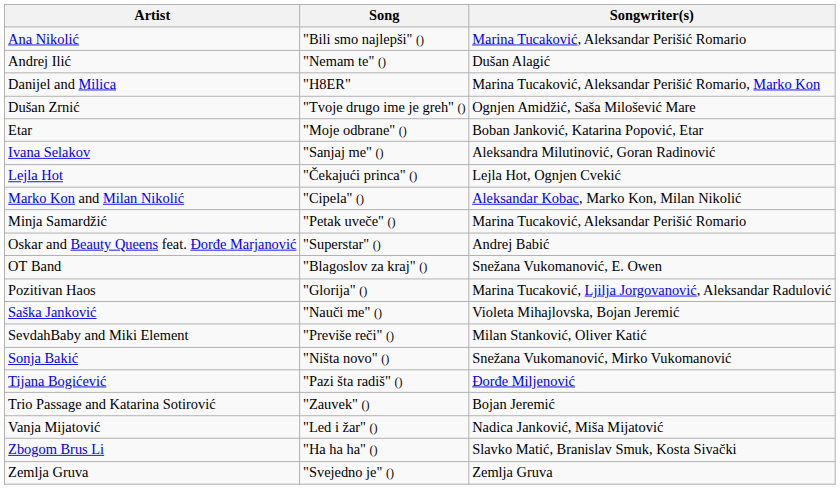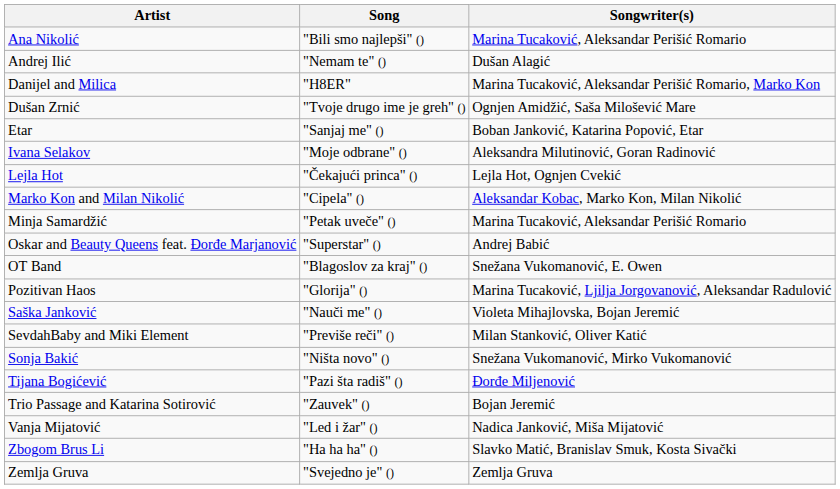(355, 130) "Moje odbrane" () -> (343, 130) "Sanjaj me" ()
(343, 152) "Sanjaj me" () -> (355, 152) "Moje odbrane" ()
